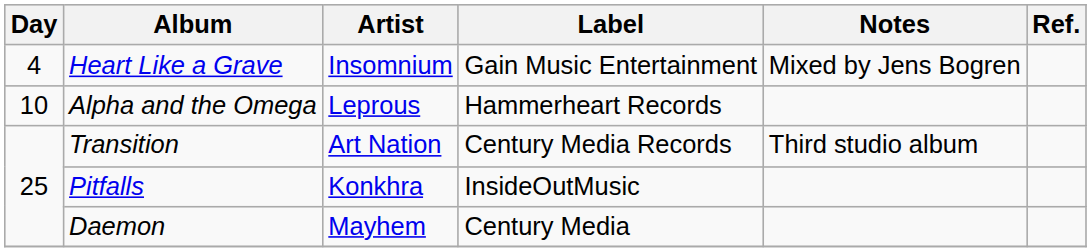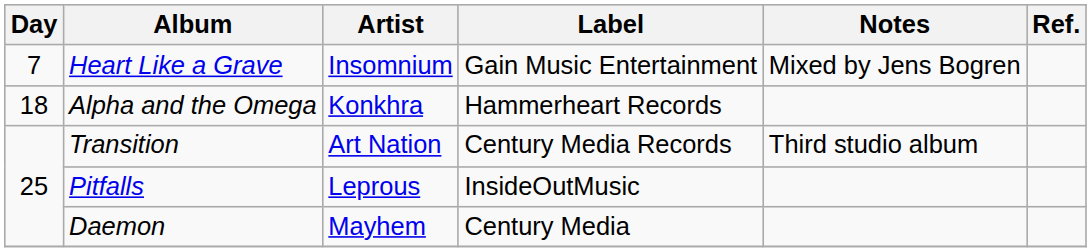(34, 65) 4 -> (34, 65) 7
(34, 105) 10 -> (34, 105) 18
(374, 105) Leprous -> (376, 105) Konkhra
(376, 186) Konkhra -> (374, 186) Leprous
